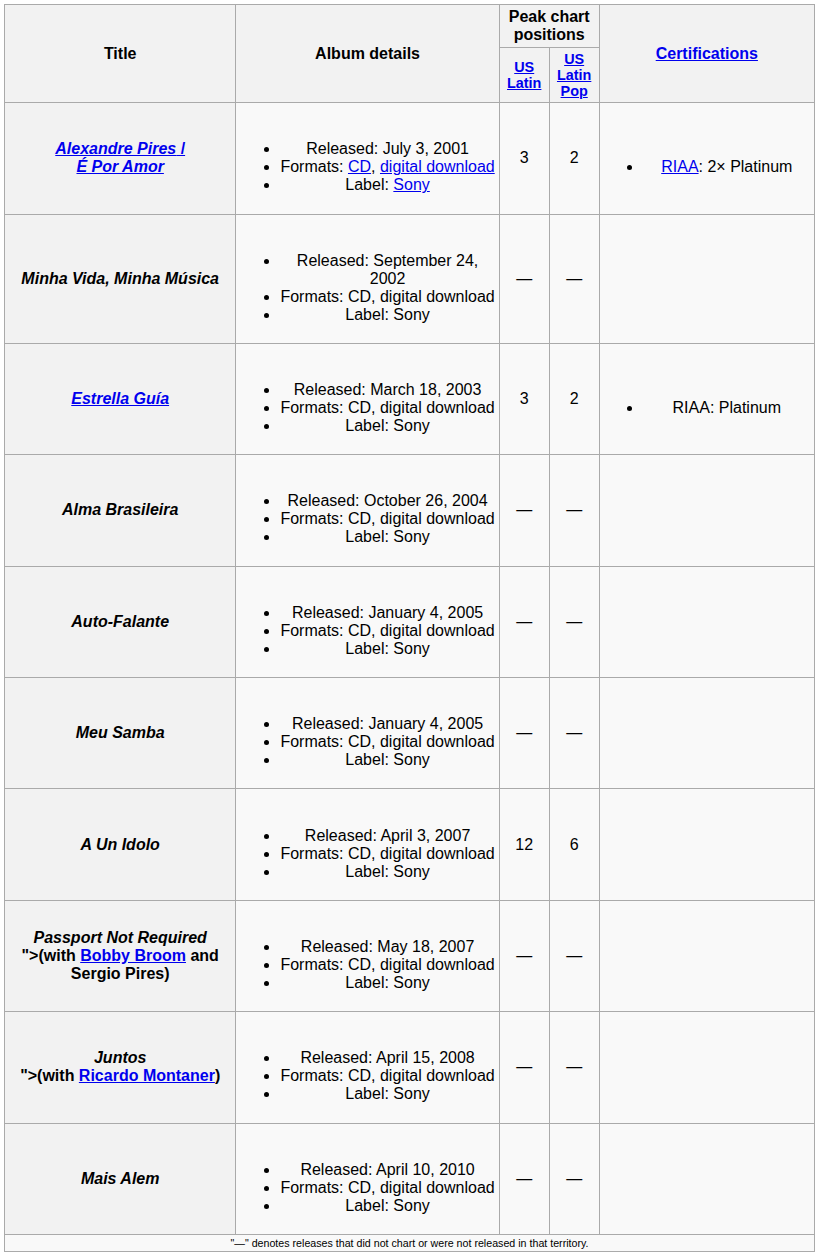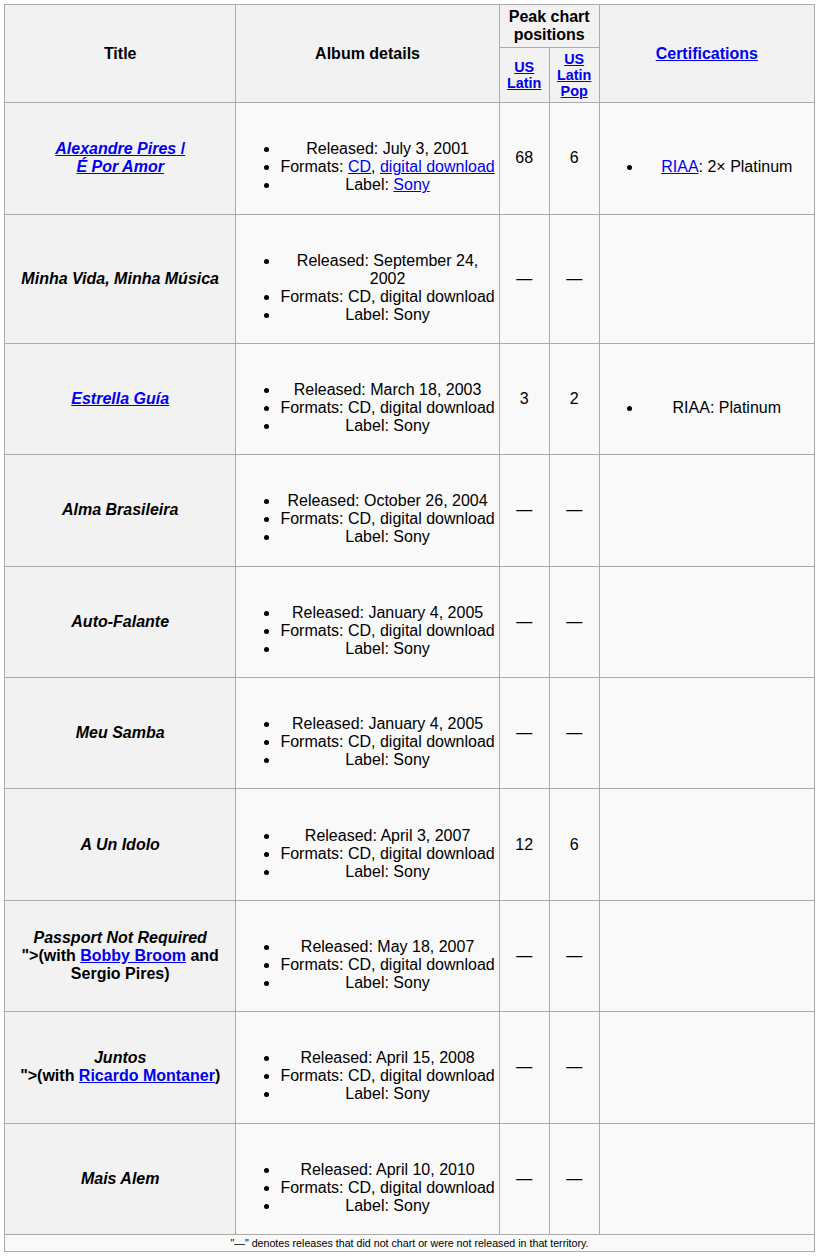(524, 158) 3 -> (524, 158) 68
(574, 158) 2 -> (574, 158) 6
